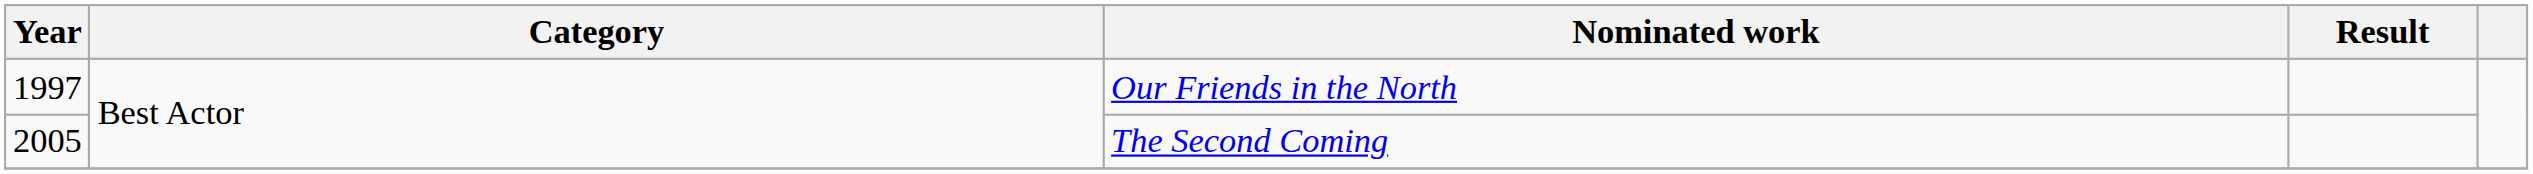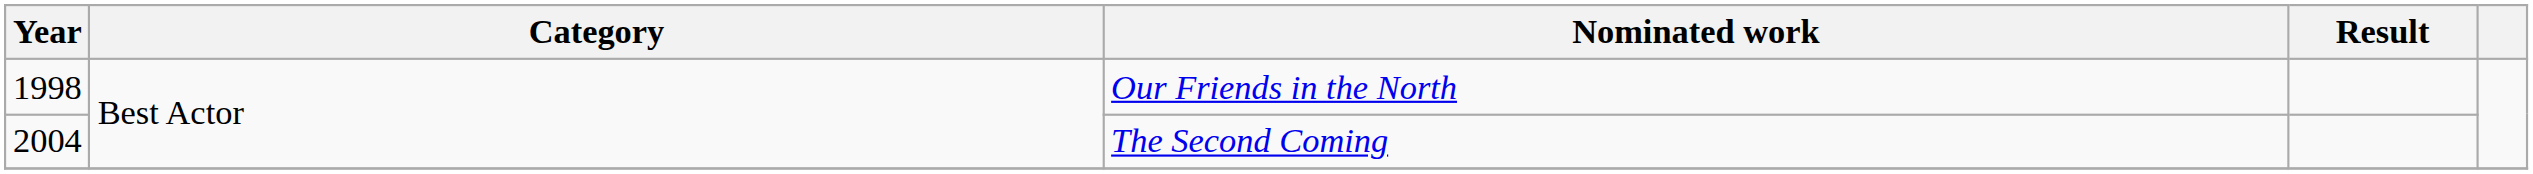(47, 86) 1997 -> (47, 86) 1998
(47, 140) 2005 -> (47, 140) 2004
